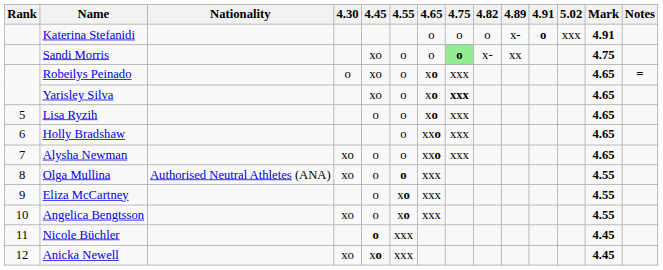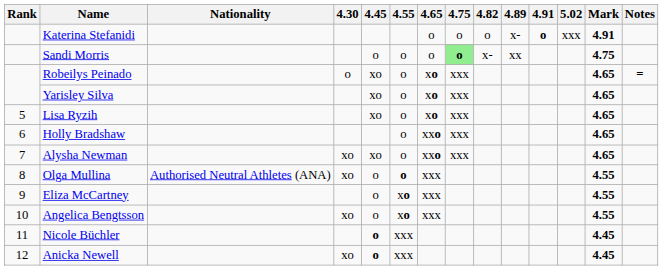(376, 54) xo -> (376, 54) o
(459, 94) bold -> (459, 94) normal
(376, 114) o -> (376, 114) xo
(376, 154) o -> (376, 154) xo
(376, 255) xo -> (376, 255) o
